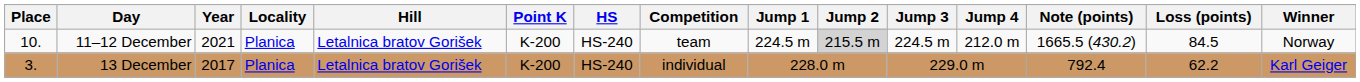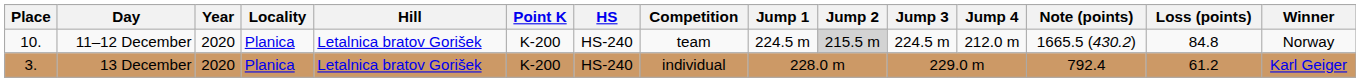(218, 41) 2021 -> (218, 41) 2020
(1204, 41) 84.5 -> (1204, 41) 84.8
(218, 65) 2017 -> (218, 65) 2020
(1204, 65) 62.2 -> (1204, 65) 61.2
